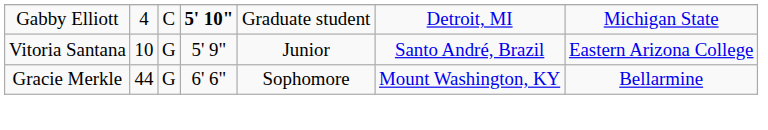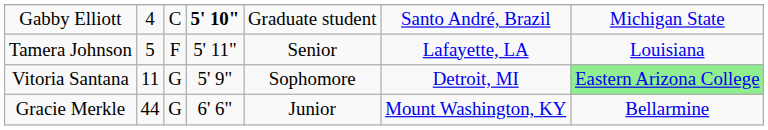(470, 19) Detroit, MI -> (476, 19) Santo André, Brazil
+ row: (70, 49)
(144, 49) 10 -> (150, 79) 11
(306, 49) Junior -> (312, 79) Sophomore
(470, 49) Santo André, Brazil -> (476, 79) Detroit, MI
(661, 49) no background -> (667, 79) lightgreen background
(306, 79) Sophomore -> (312, 109) Junior
